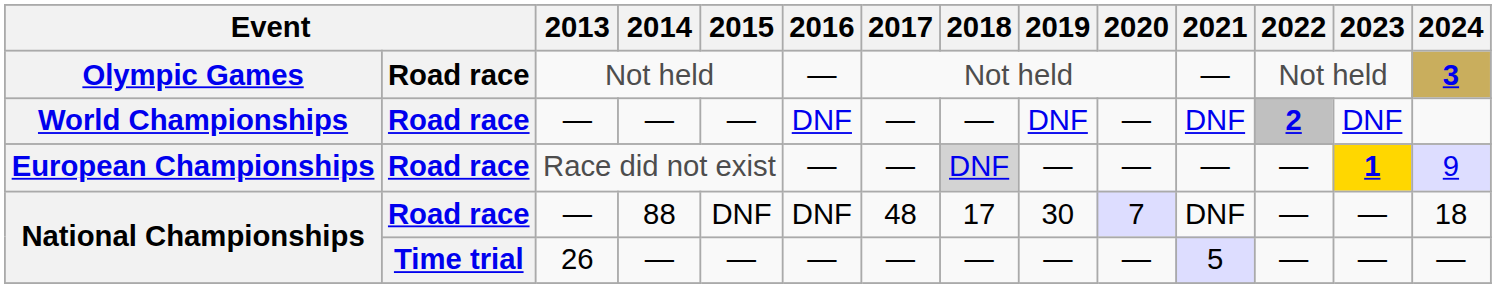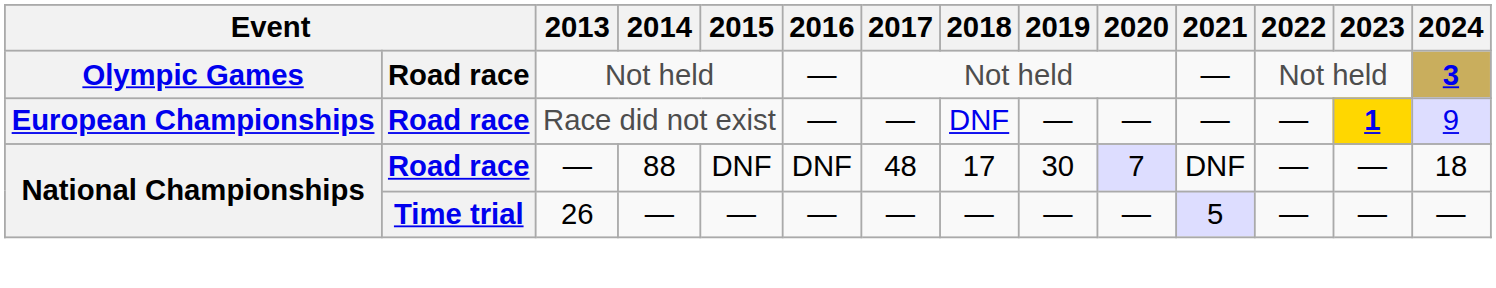- row: (193, 120)
(979, 167) lightgrey background -> (979, 120) no background
